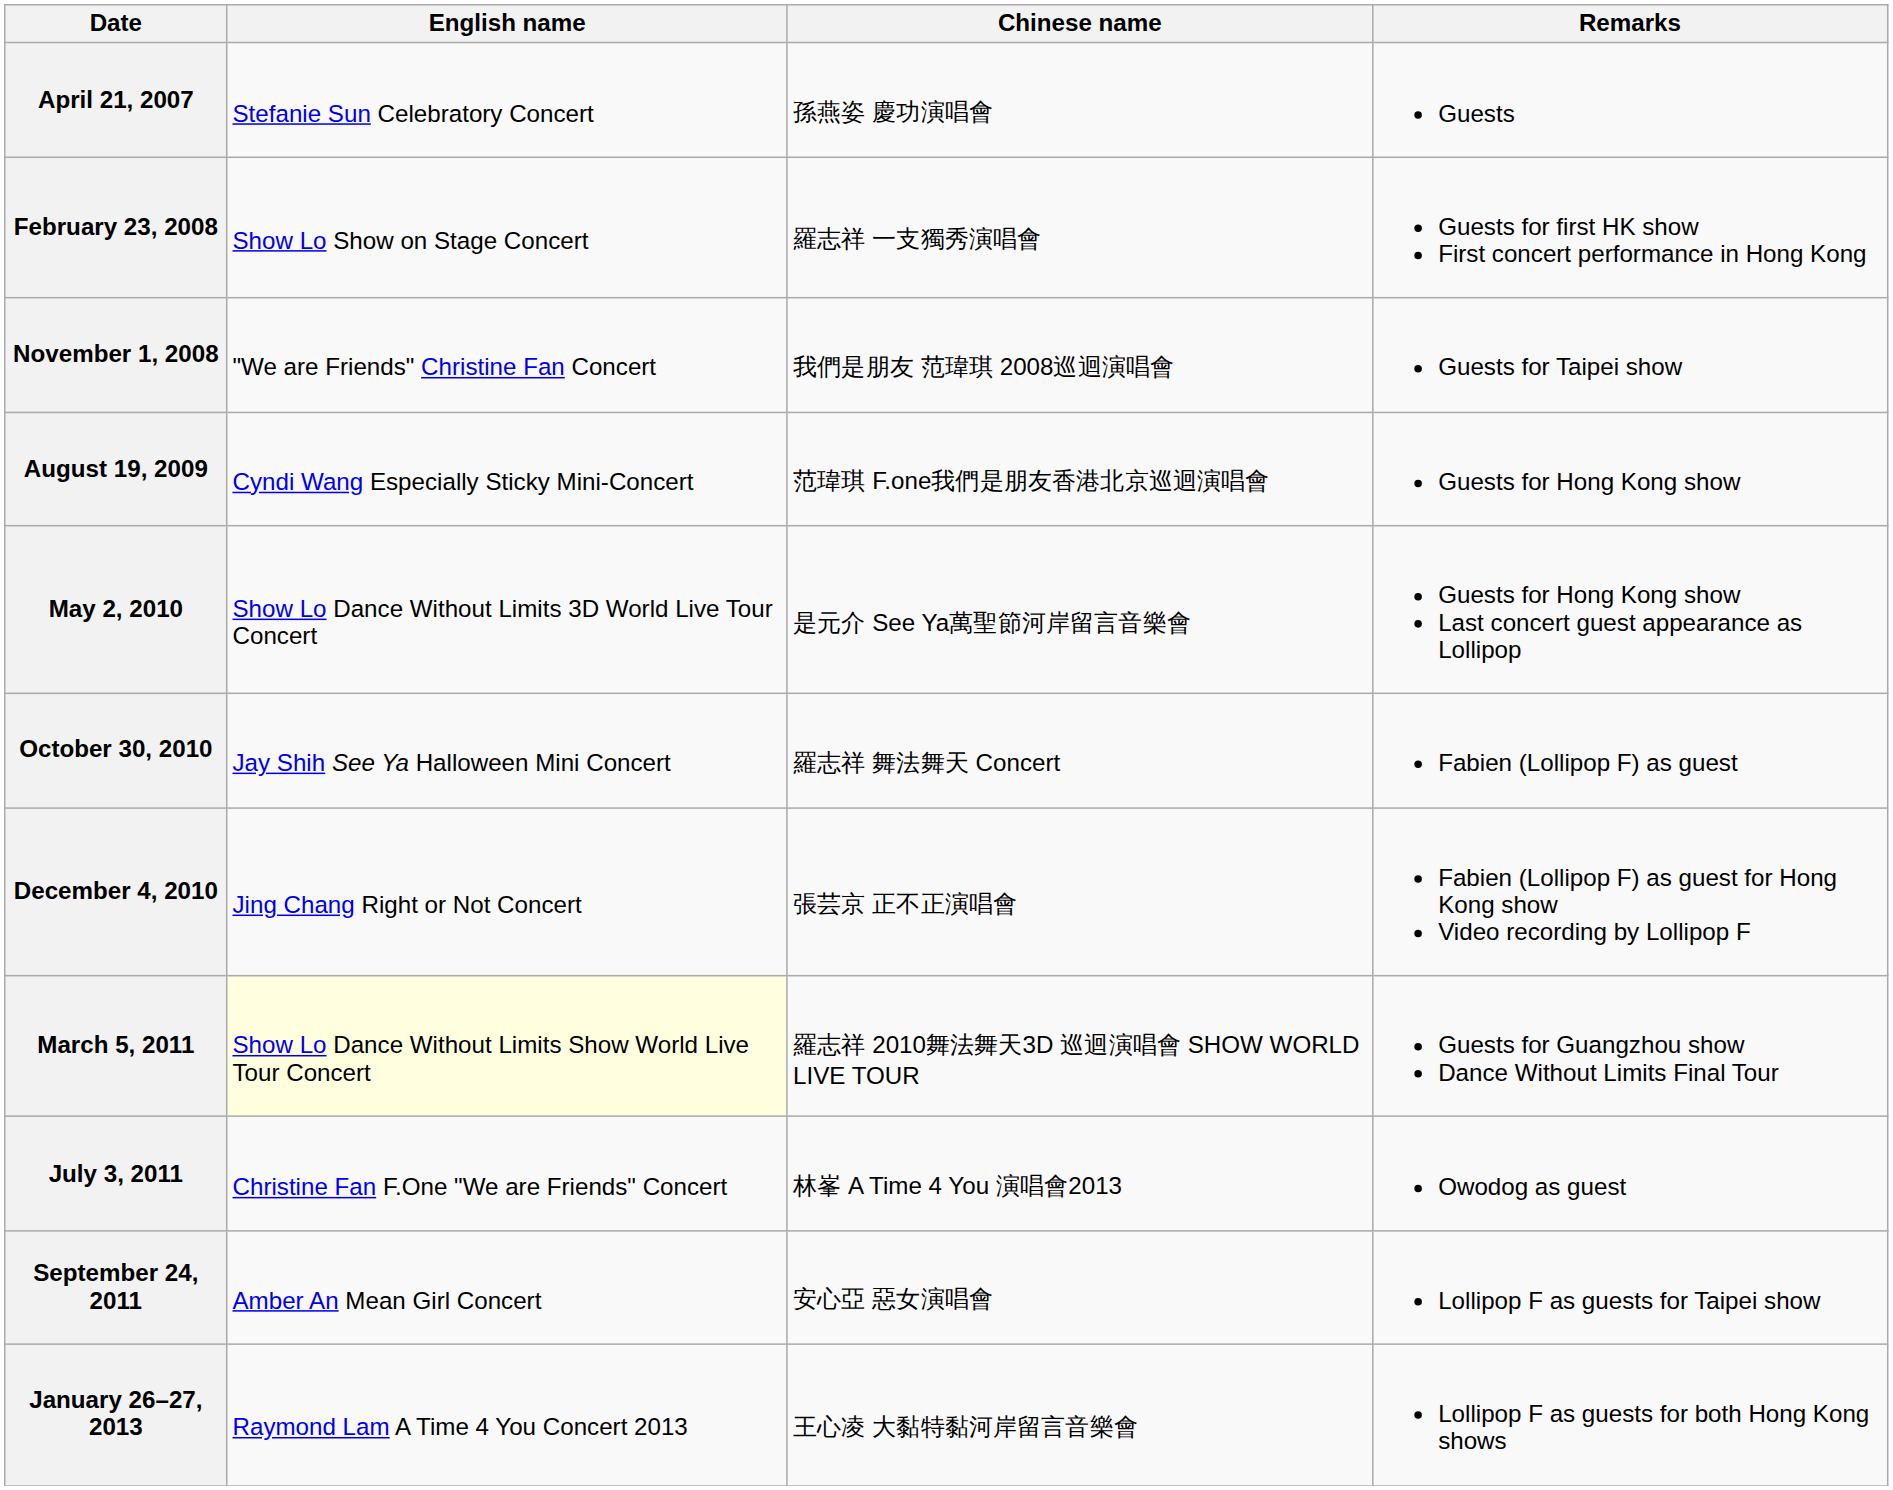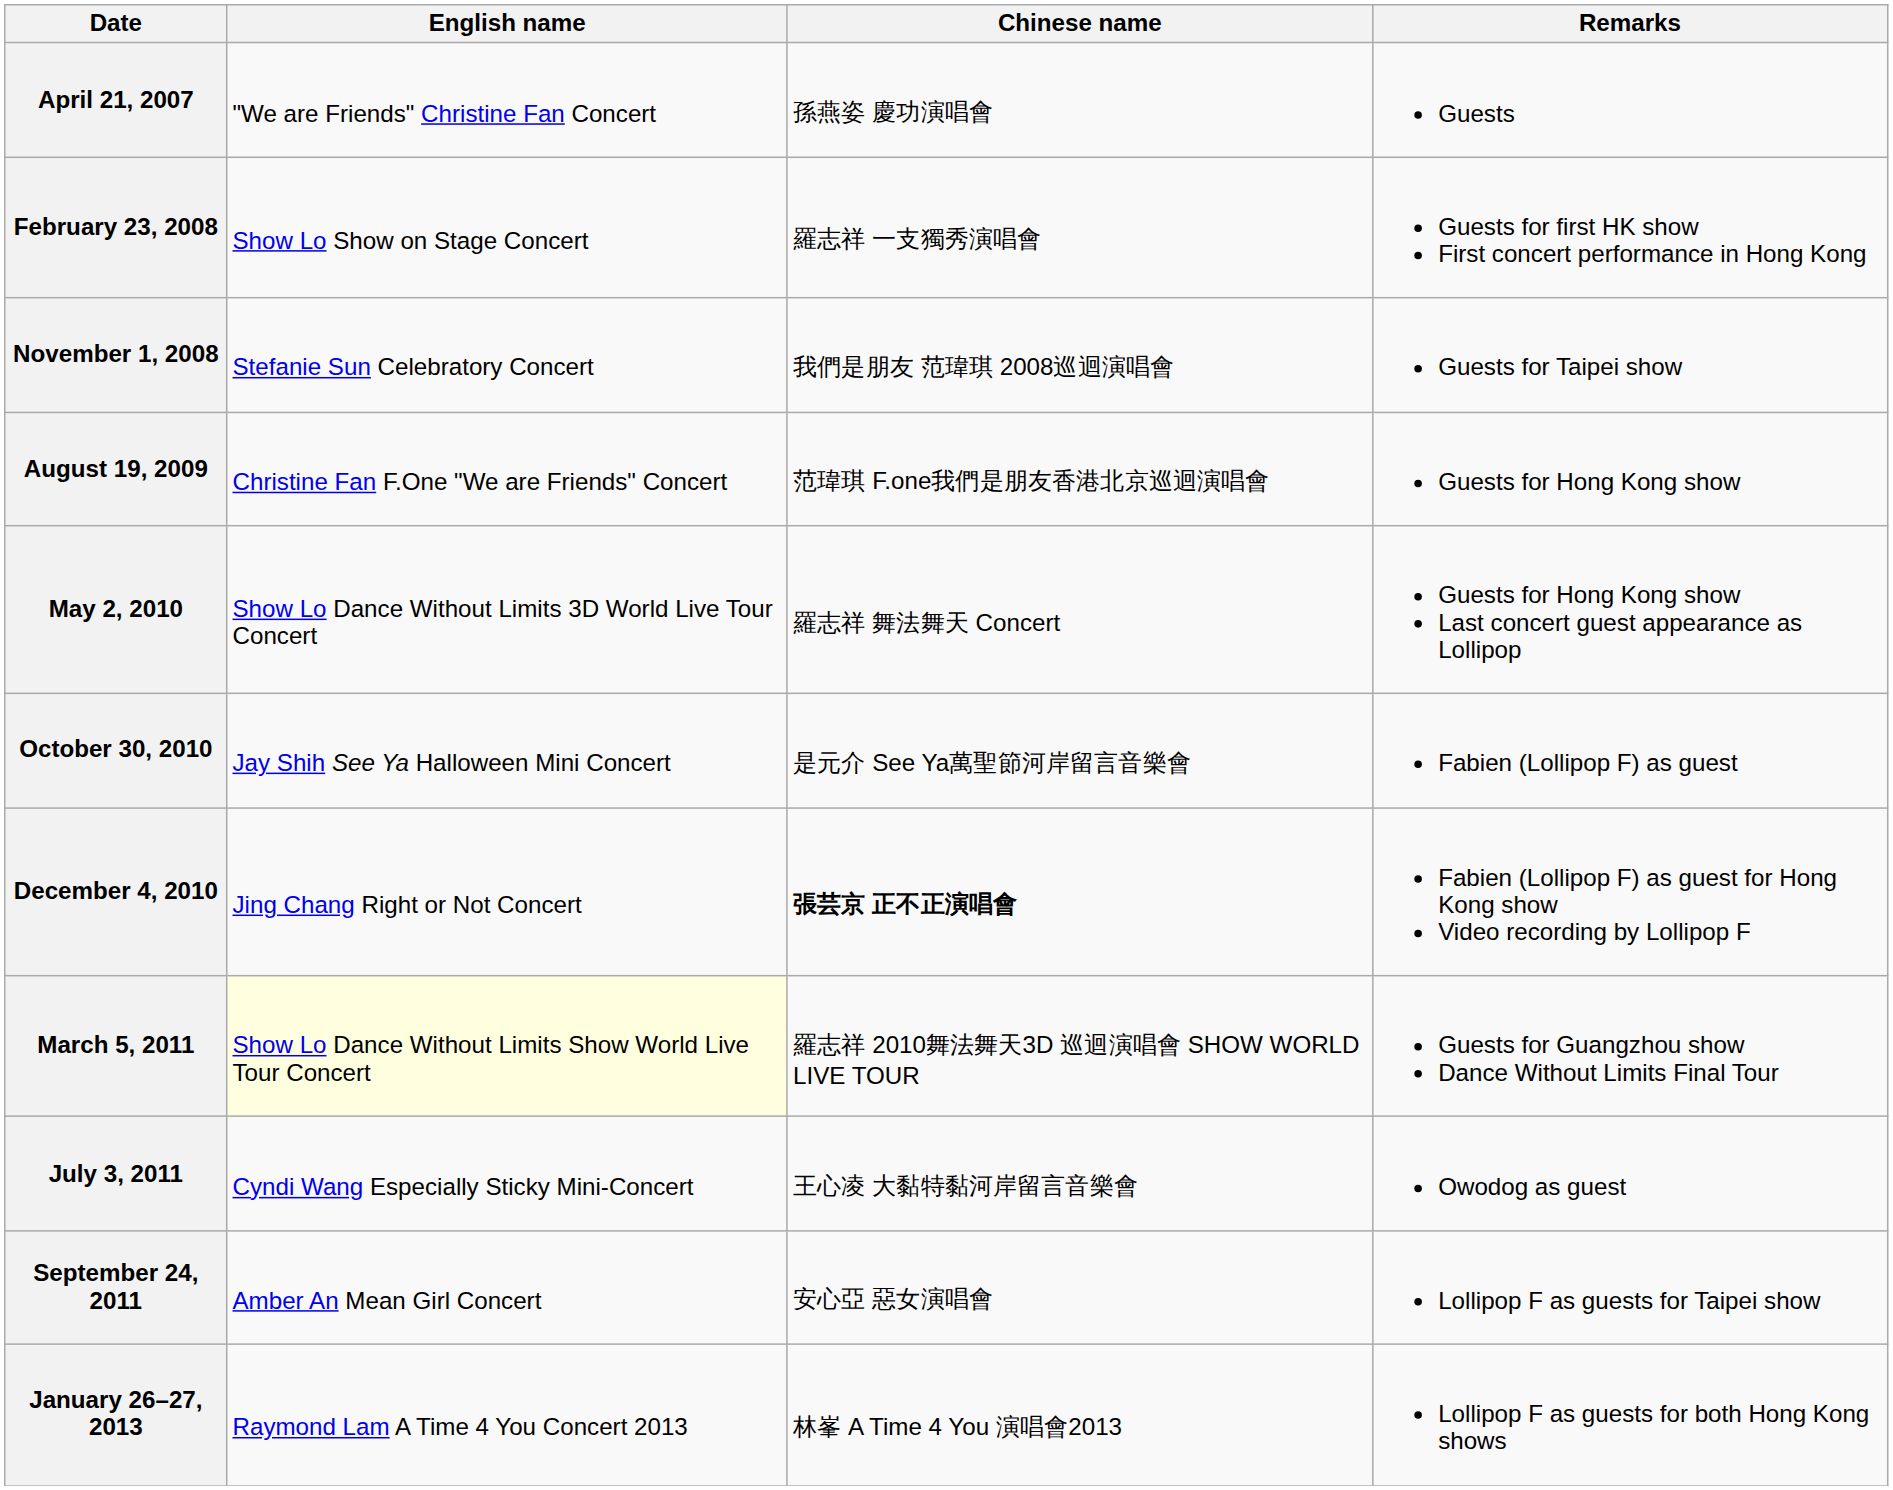(413, 113) Stefanie Sun Celebratory Concert -> (444, 113) "We are Friends" Christine Fan Concert
(444, 368) "We are Friends" Christine Fan Concert -> (413, 368) Stefanie Sun Celebratory Concert
(463, 481) Cyndi Wang Especially Sticky Mini-Concert -> (480, 481) Christine Fan F.One "We are Friends" Concert
(992, 622) 是元介 See Ya萬聖節河岸留言音樂會 -> (927, 622) 羅志祥 舞法舞天 Concert
(927, 763) 羅志祥 舞法舞天 Concert -> (992, 763) 是元介 See Ya萬聖節河岸留言音樂會
(905, 904) normal -> (905, 904) bold
(480, 1186) Christine Fan F.One "We are Friends" Concert -> (463, 1186) Cyndi Wang Especially Sticky Mini-Concert
(958, 1186) 林峯 A Time 4 You 演唱會2013 -> (966, 1186) 王心凌 大黏特黏河岸留言音樂會
(966, 1427) 王心凌 大黏特黏河岸留言音樂會 -> (958, 1427) 林峯 A Time 4 You 演唱會2013
